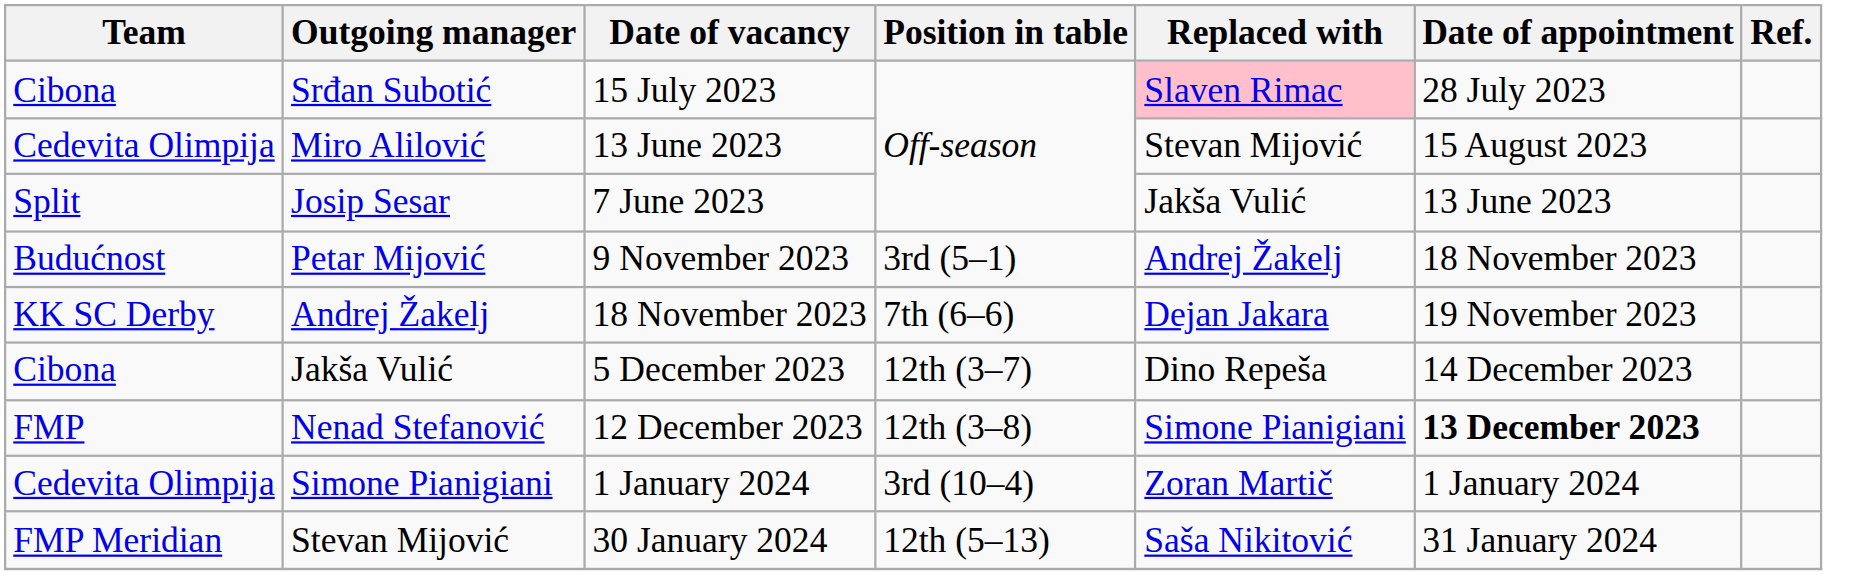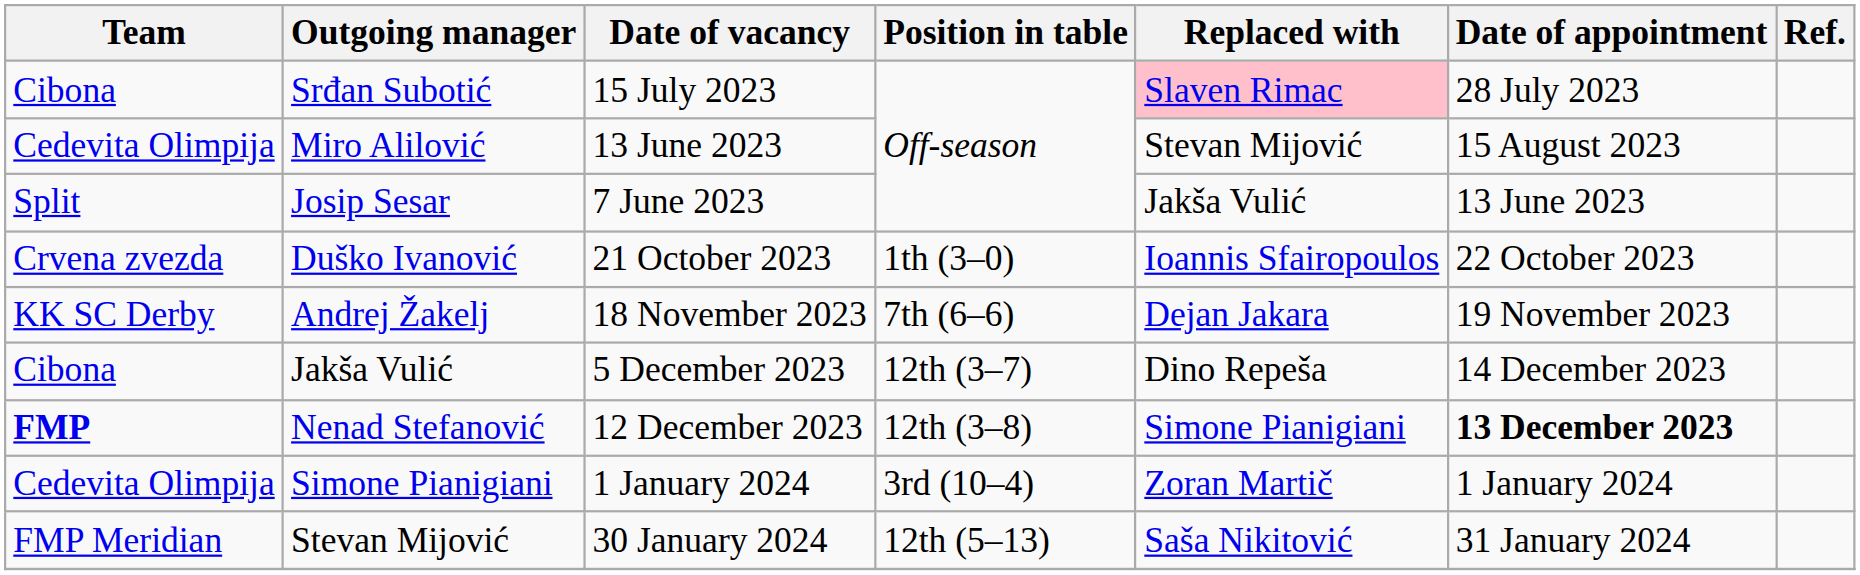+ row: (404, 257)
- row: (388, 257)
(49, 426) normal -> (52, 426) bold
